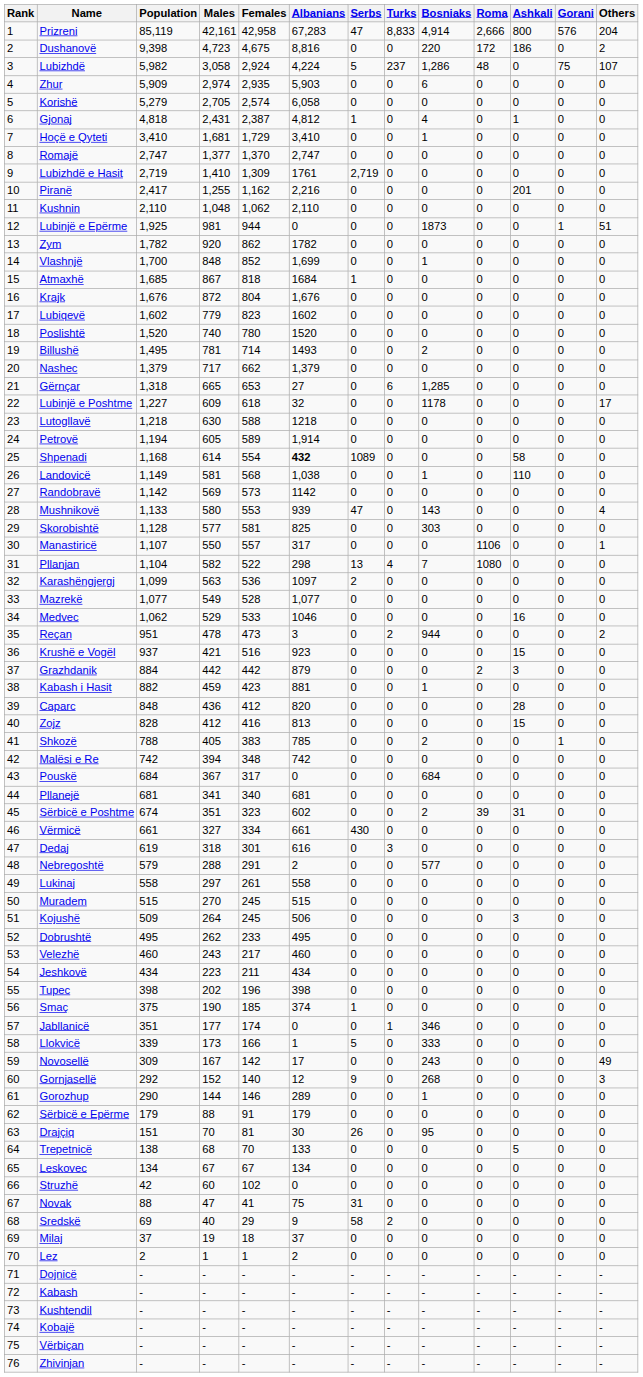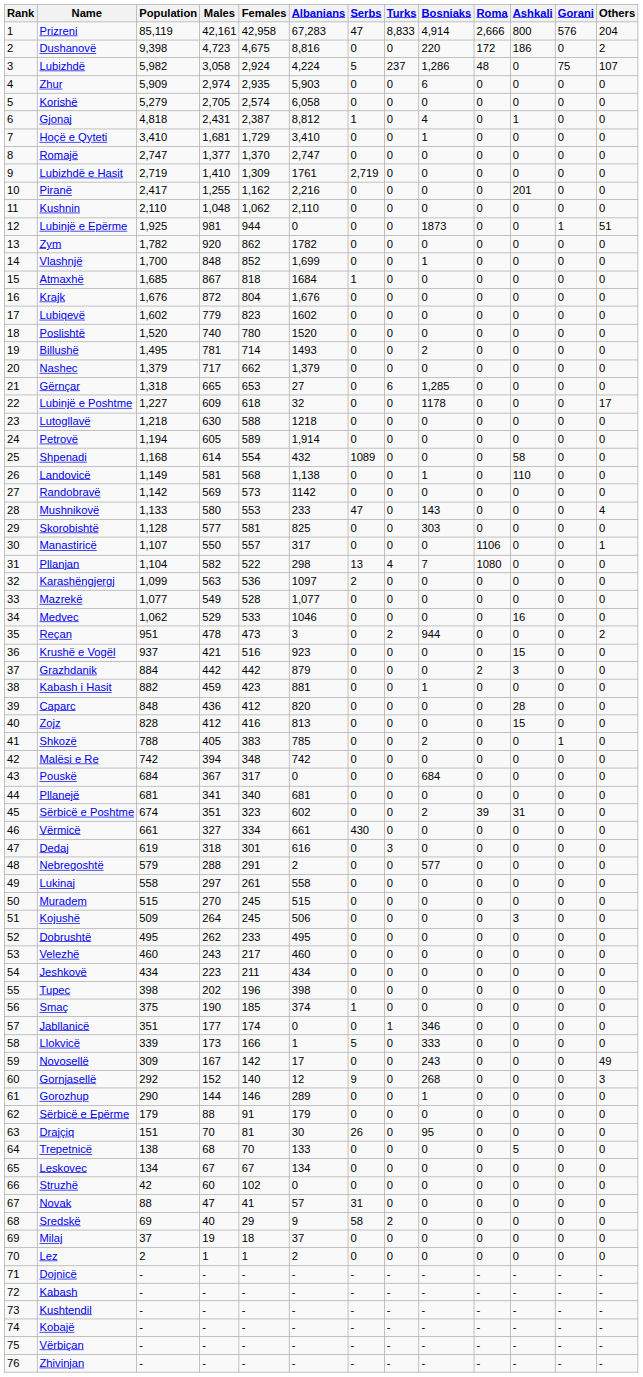(306, 119) 4,812 -> (306, 119) 8,812
(301, 457) bold -> (301, 457) normal
(306, 475) 1,038 -> (306, 475) 1,138
(301, 510) 939 -> (301, 510) 233
(298, 1203) 75 -> (298, 1203) 57
